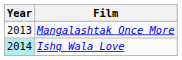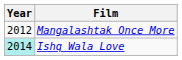(19, 30) 2013 -> (19, 30) 2012
